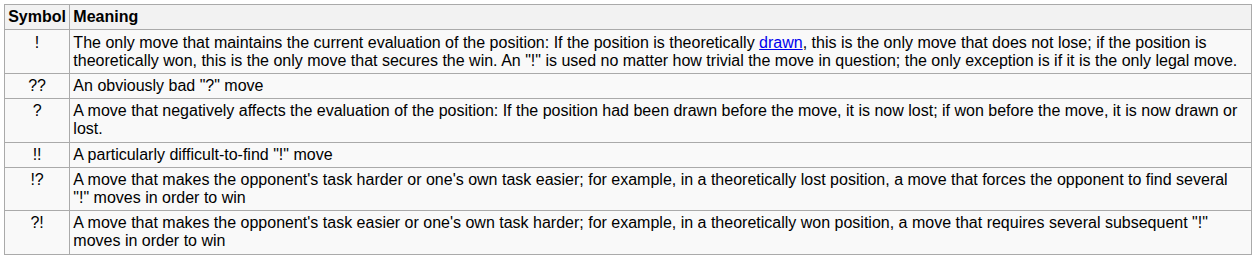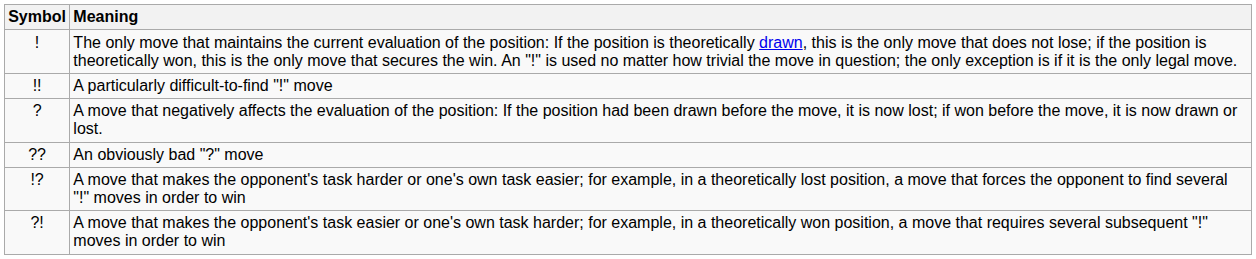rows swapped: (203, 154) <-> (168, 85)
